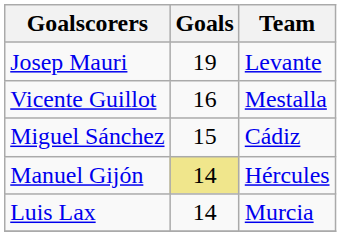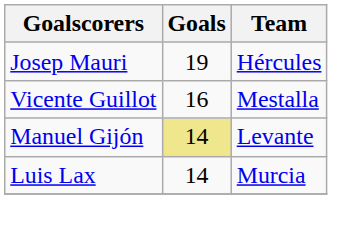(283, 61) Levante -> (279, 61) Hércules
- row: (87, 136)
(287, 174) Hércules -> (275, 136) Levante
